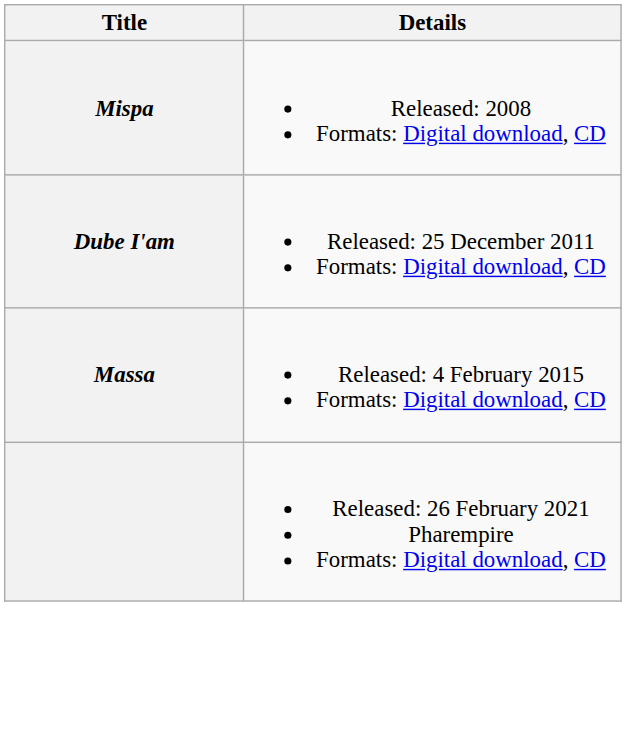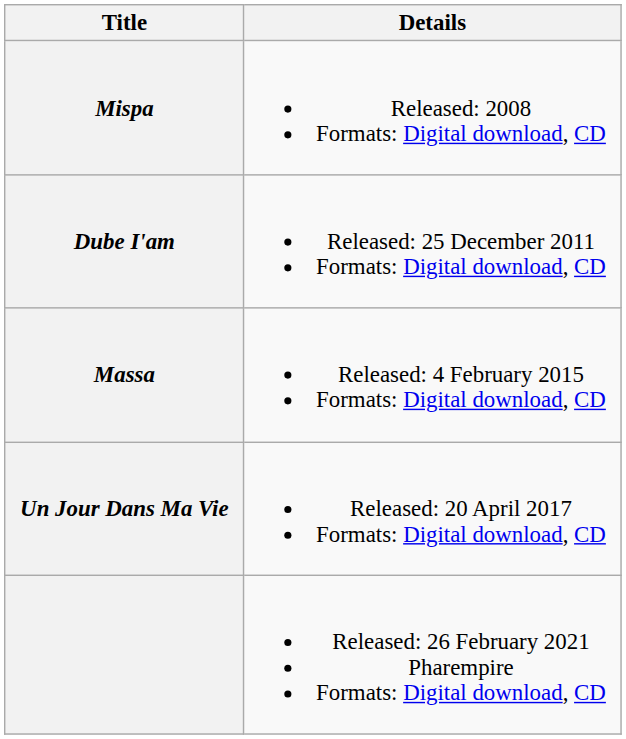+ row: (124, 508)
